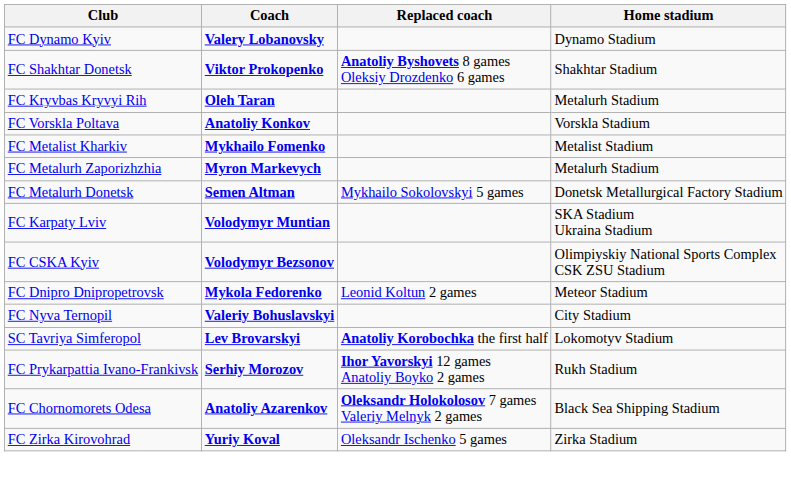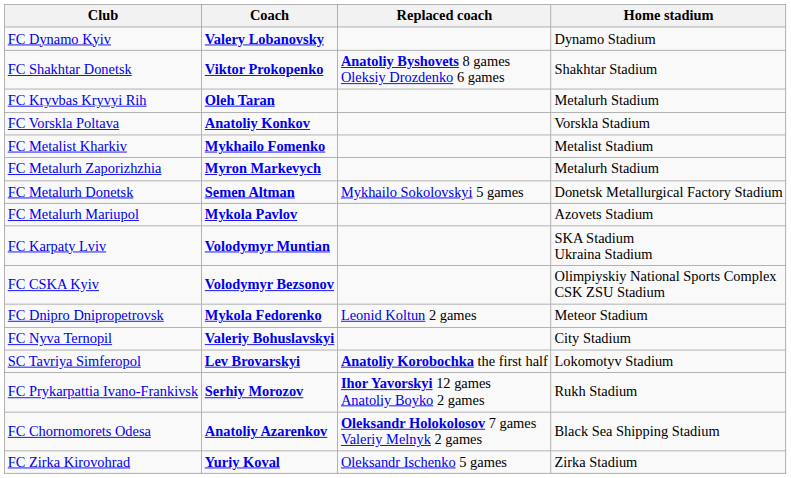+ row: (73, 214)
